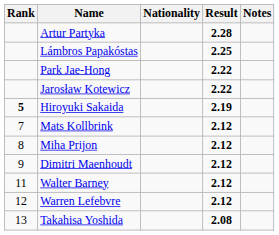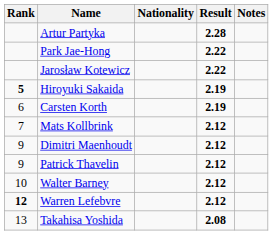- row: (89, 51)
+ row: (74, 107)
- row: (69, 145)
+ row: (79, 164)
(21, 182) 11 -> (21, 182) 10
(21, 201) normal -> (21, 201) bold
